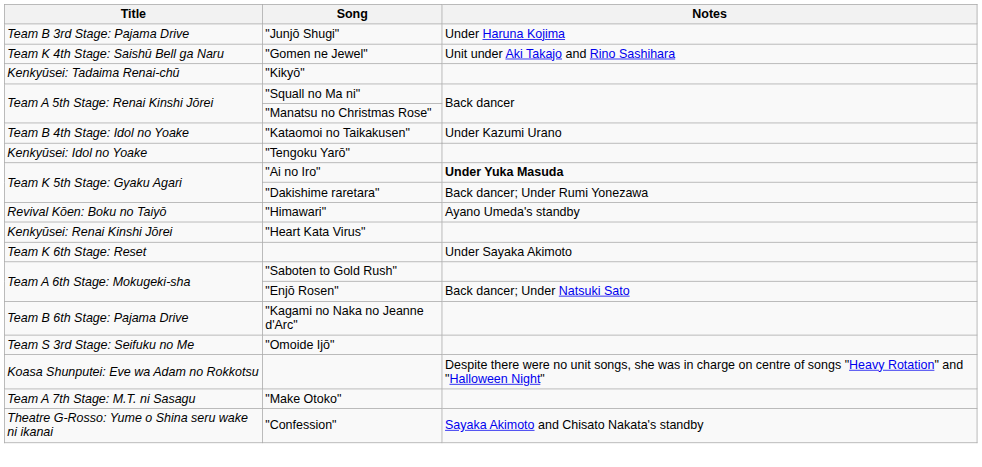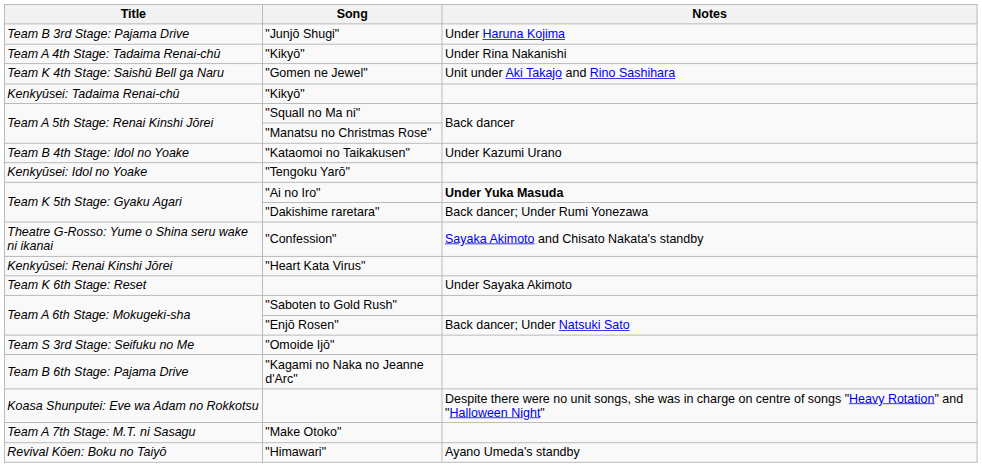+ row: (114, 53)
rows swapped: (128, 425) <-> (87, 212)
rows swapped: (101, 345) <-> (98, 318)
